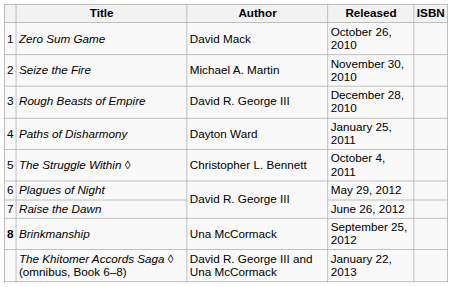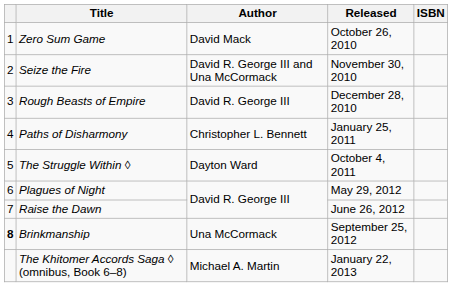(235, 70) Michael A. Martin -> (251, 70) David R. George III and Una McCormack
(224, 133) Dayton Ward -> (248, 133) Christopher L. Bennett
(248, 165) Christopher L. Bennett -> (224, 165) Dayton Ward
(251, 265) David R. George III and Una McCormack -> (235, 265) Michael A. Martin
